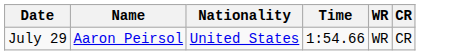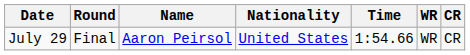+ column: (95, 16)
